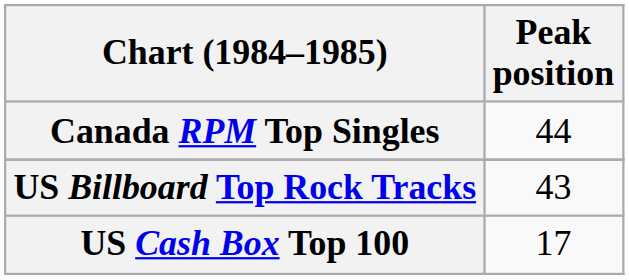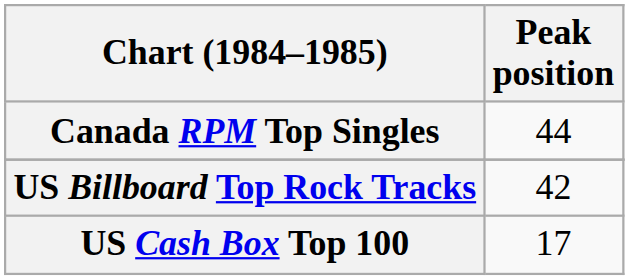(553, 186) 43 -> (553, 186) 42
